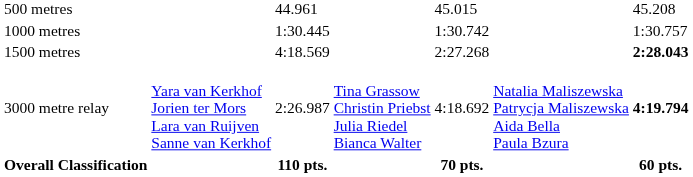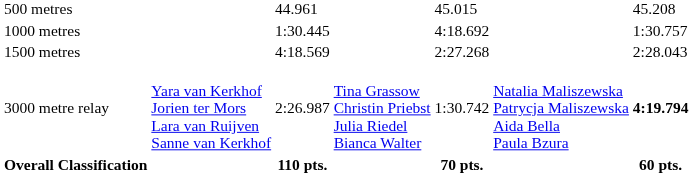(462, 30) 1:30.742 -> (462, 30) 4:18.692
(661, 52) bold -> (660, 52) normal
(462, 108) 4:18.692 -> (462, 108) 1:30.742
